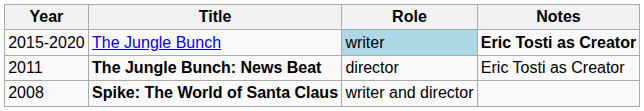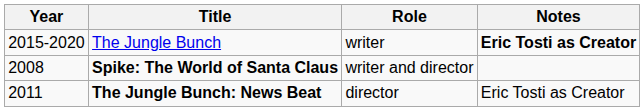(365, 42) lightblue background -> (365, 42) no background
rows swapped: (207, 67) <-> (215, 93)
